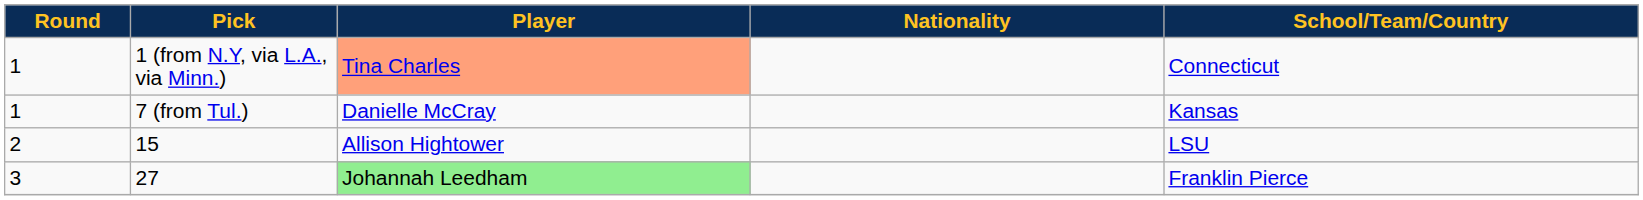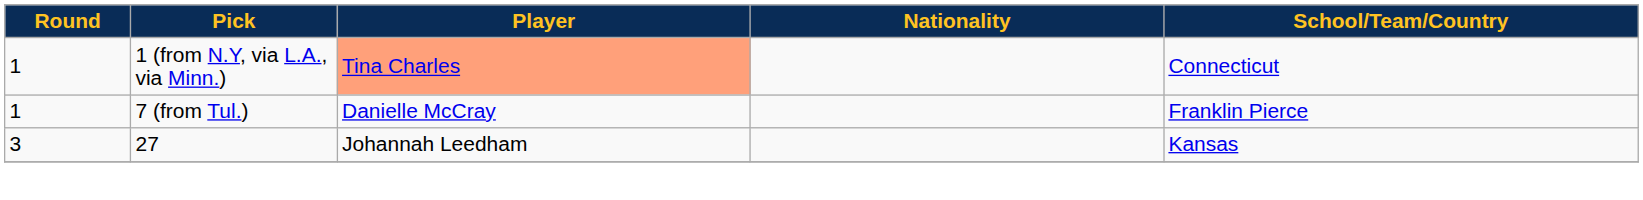(1203, 111) Kansas -> (1238, 111) Franklin Pierce
- row: (147, 144)
(435, 177) lightgreen background -> (435, 144) no background
(1238, 177) Franklin Pierce -> (1203, 144) Kansas
